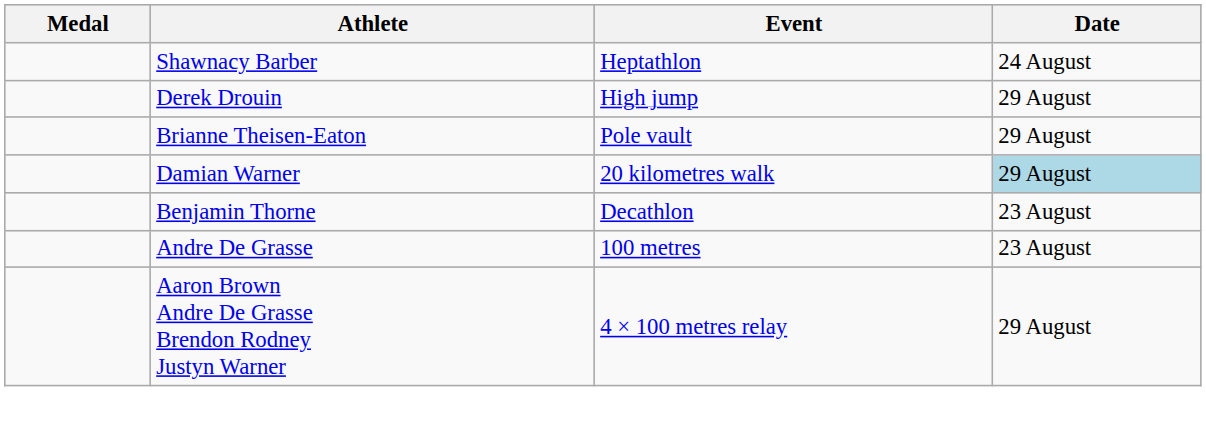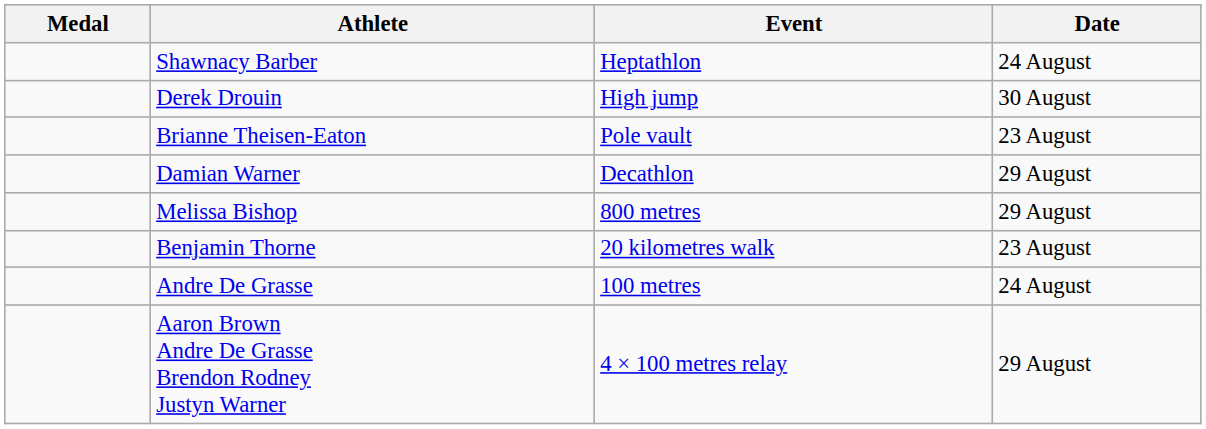(1045, 98) 29 August -> (1045, 98) 30 August
(1045, 136) 29 August -> (1045, 136) 23 August
(687, 173) 20 kilometres walk -> (647, 173) Decathlon
(1045, 173) lightblue background -> (1045, 173) no background
+ row: (227, 211)
(647, 211) Decathlon -> (687, 248) 20 kilometres walk
(1045, 248) 23 August -> (1045, 286) 24 August
